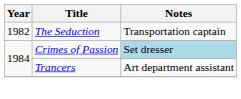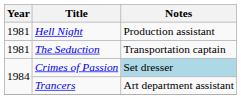+ row: (59, 31)
(18, 31) 1982 -> (18, 49) 1981
